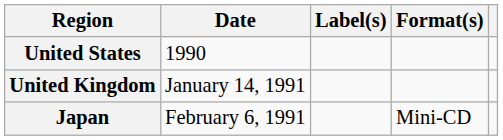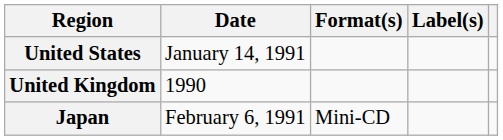columns swapped: (440, 20) <-> (351, 20)
(186, 53) 1990 -> (235, 53) January 14, 1991
(235, 85) January 14, 1991 -> (186, 85) 1990
